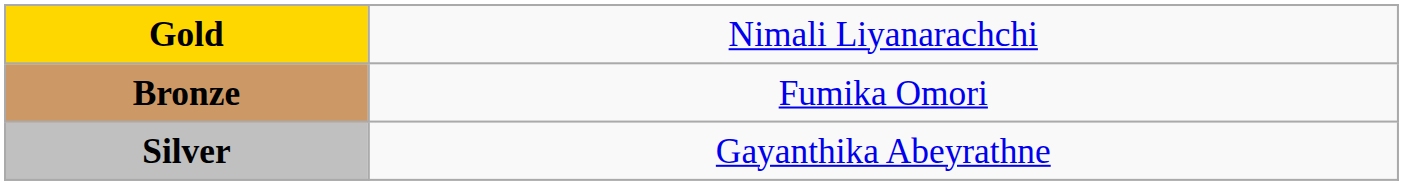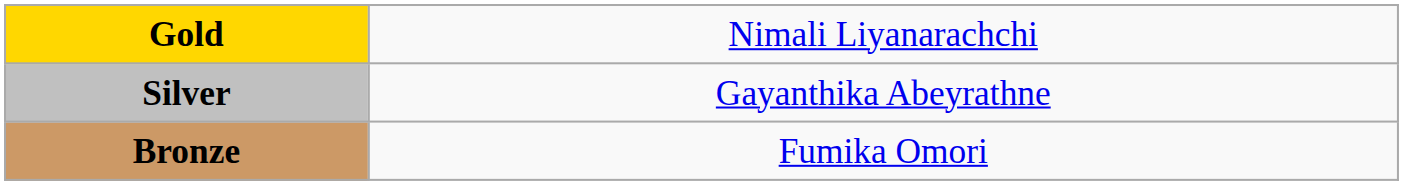rows swapped: (186, 149) <-> (186, 91)
